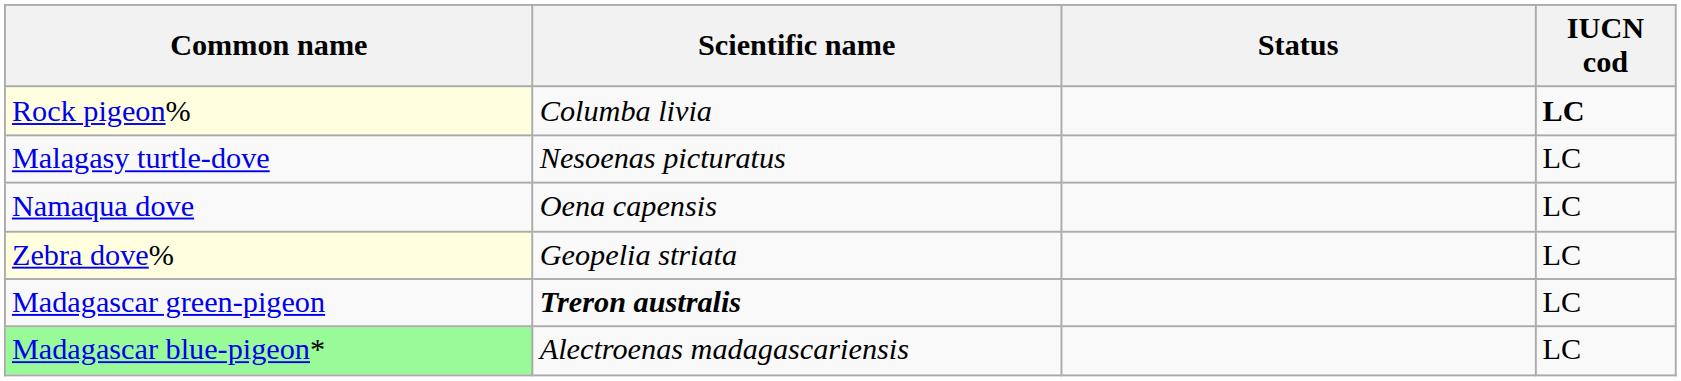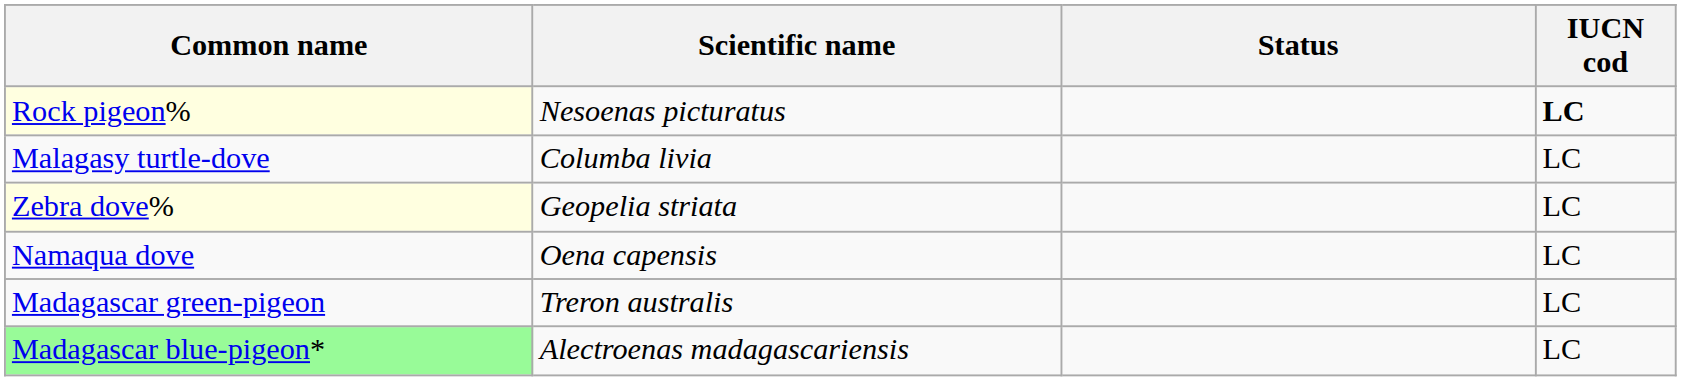(626, 110) Columba livia -> (663, 110) Nesoenas picturatus
(663, 158) Nesoenas picturatus -> (626, 158) Columba livia
rows swapped: (103, 206) <-> (93, 254)
(640, 302) bold -> (637, 302) normal
